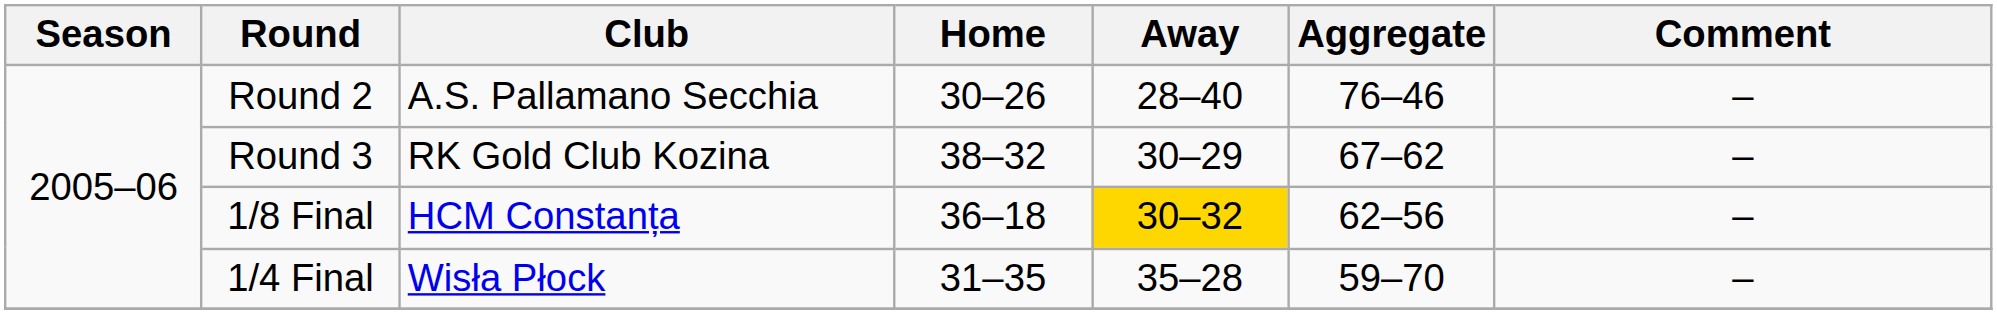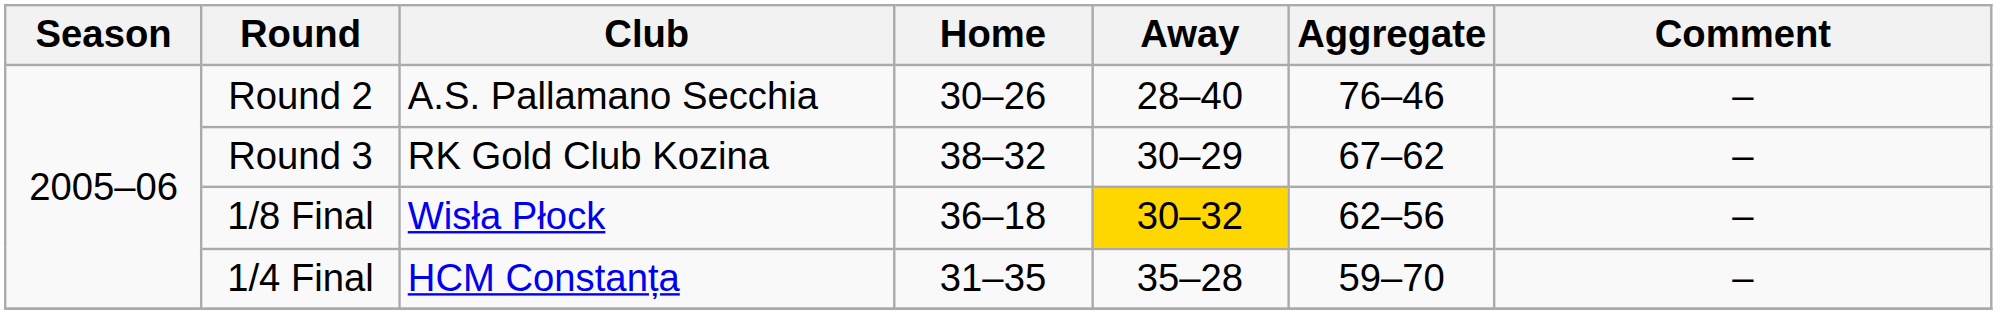(544, 216) HCM Constanța -> (507, 216) Wisła Płock
(507, 277) Wisła Płock -> (544, 277) HCM Constanța
